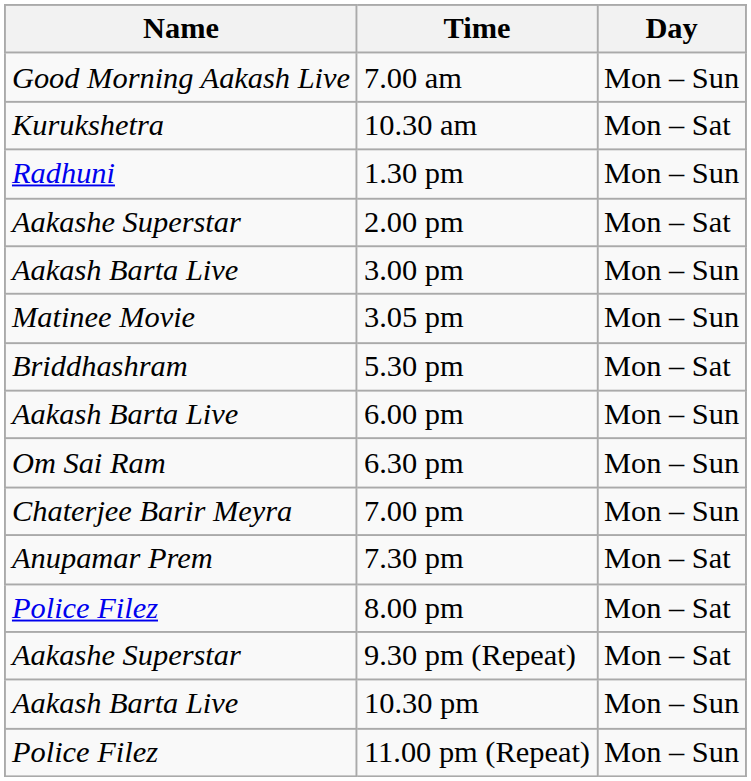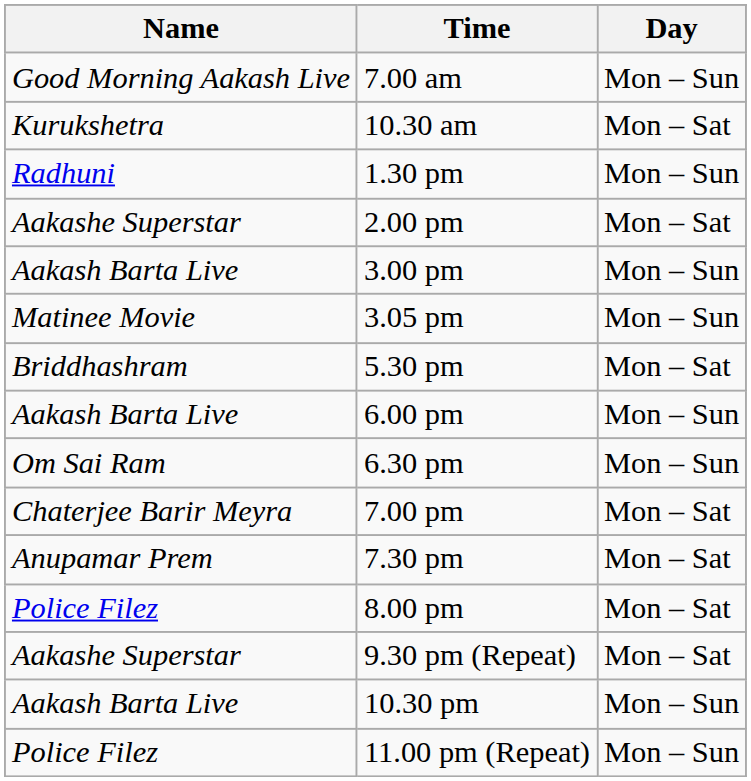(672, 510) Mon – Sun -> (667, 510) Mon – Sat
